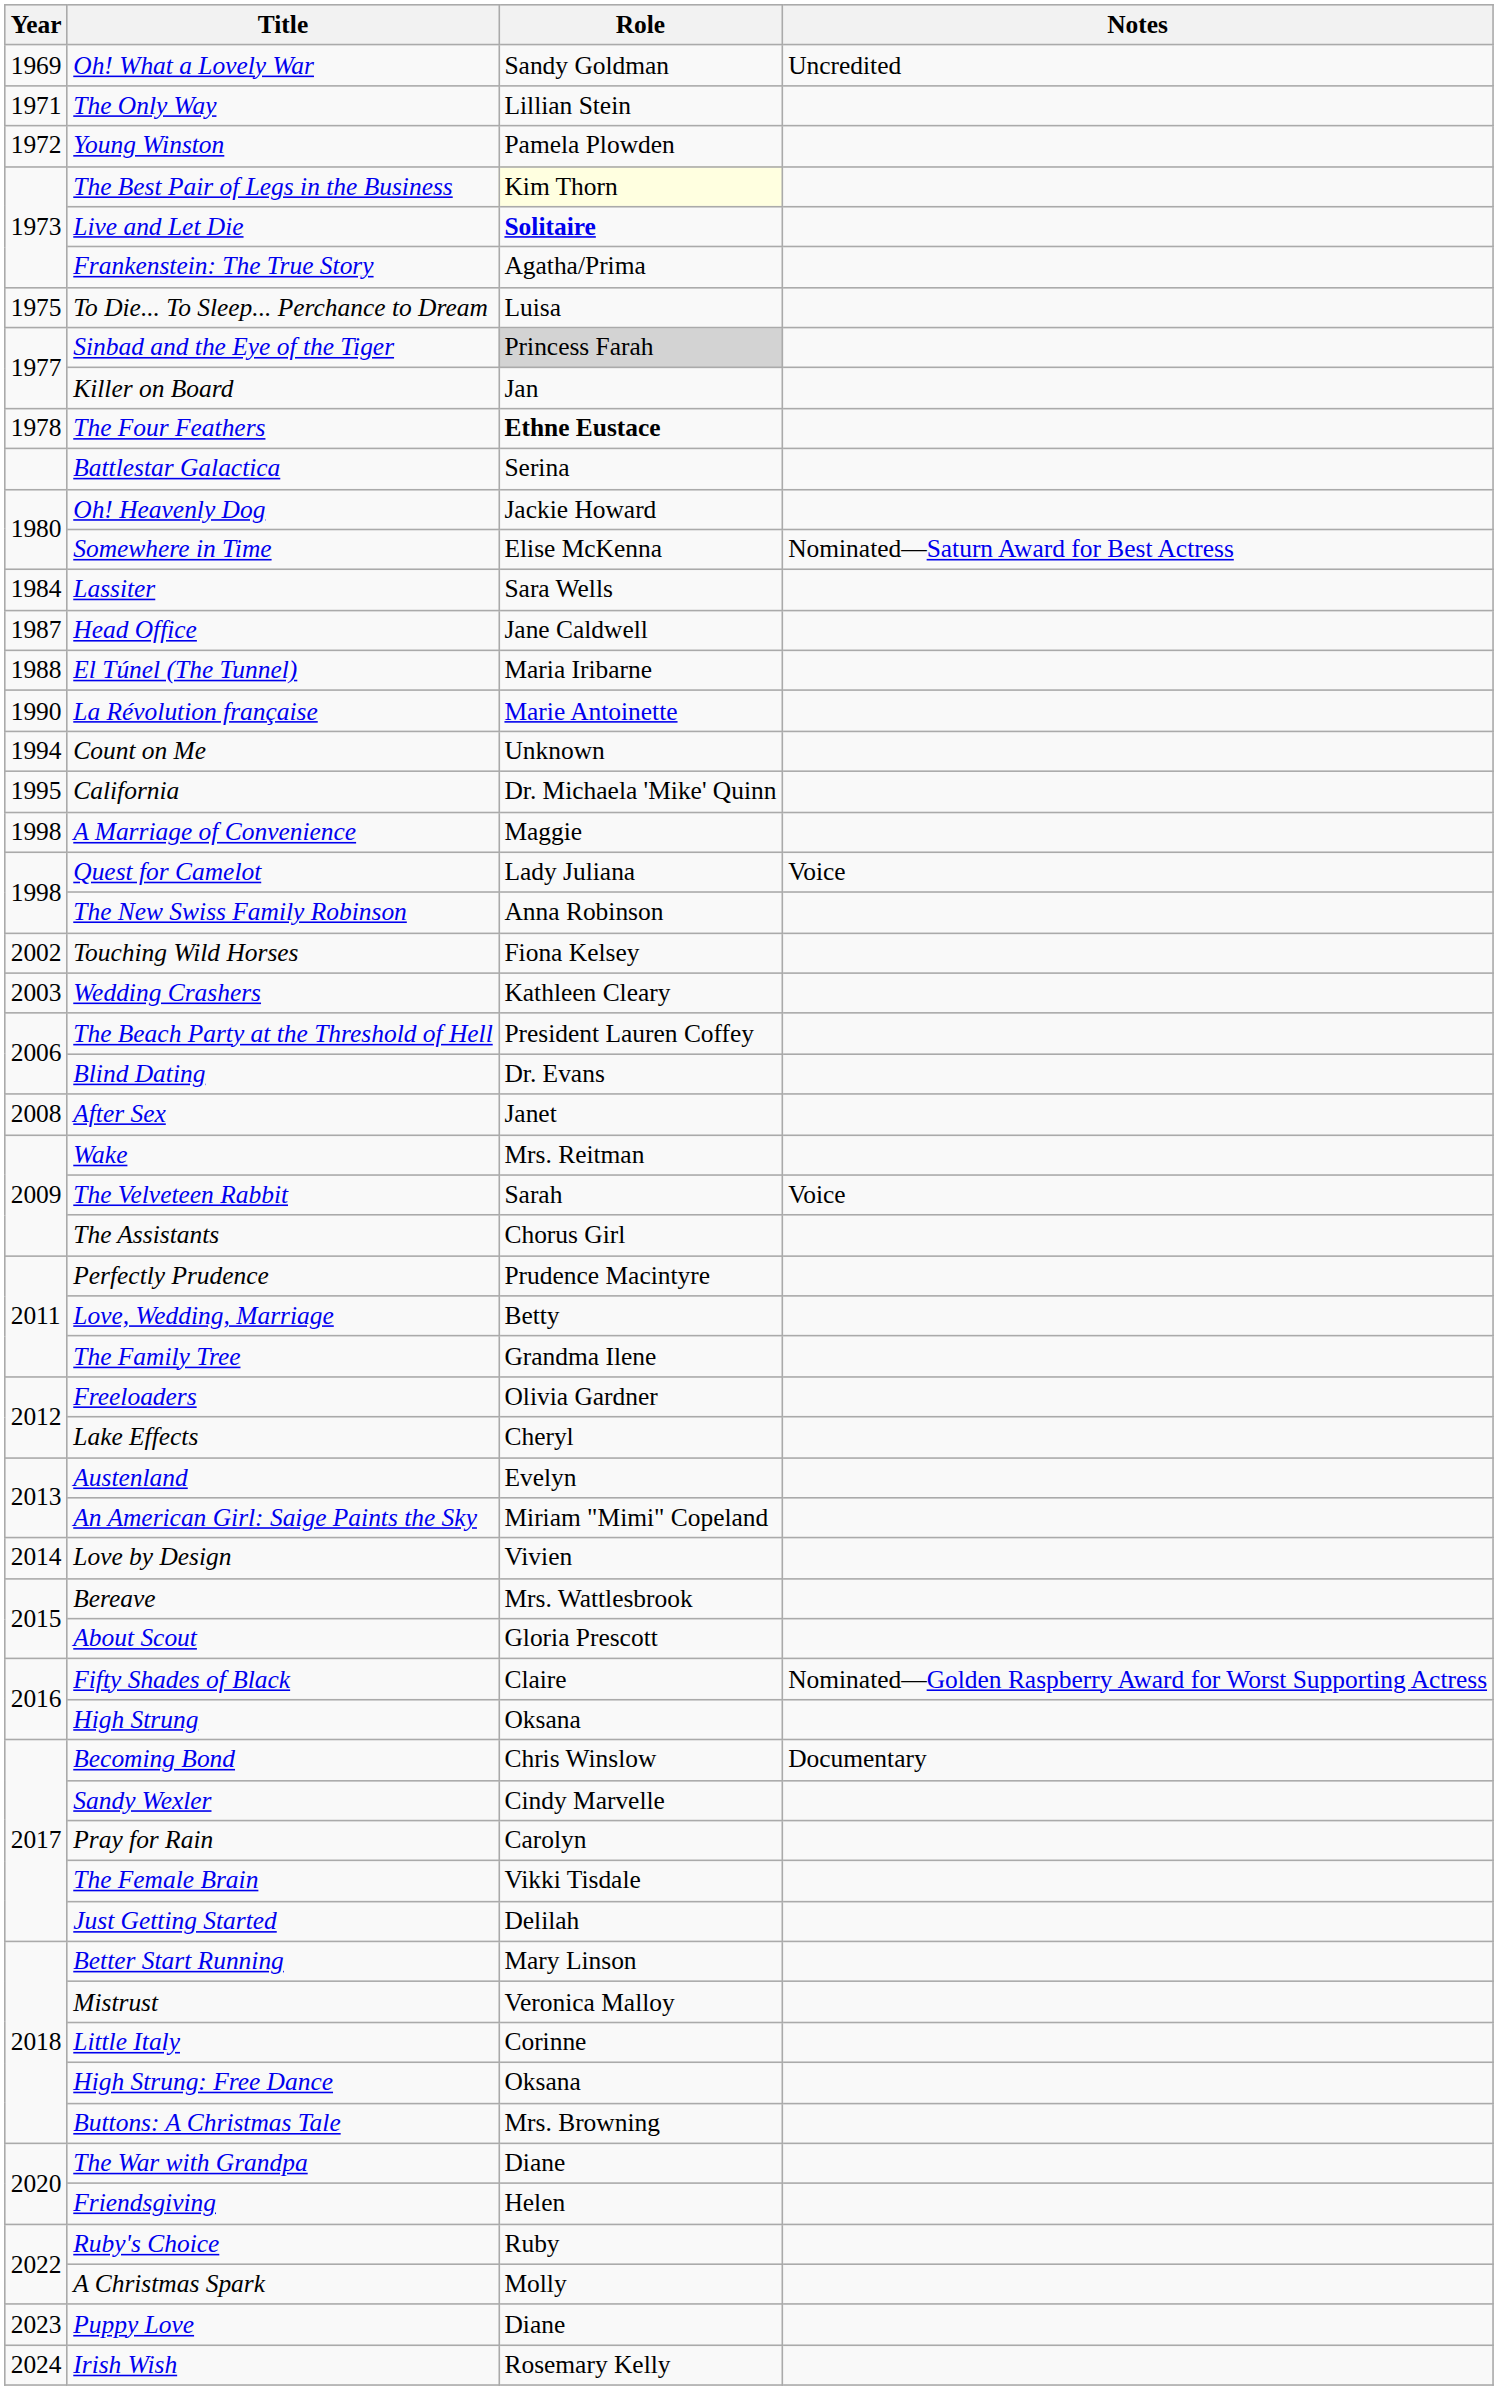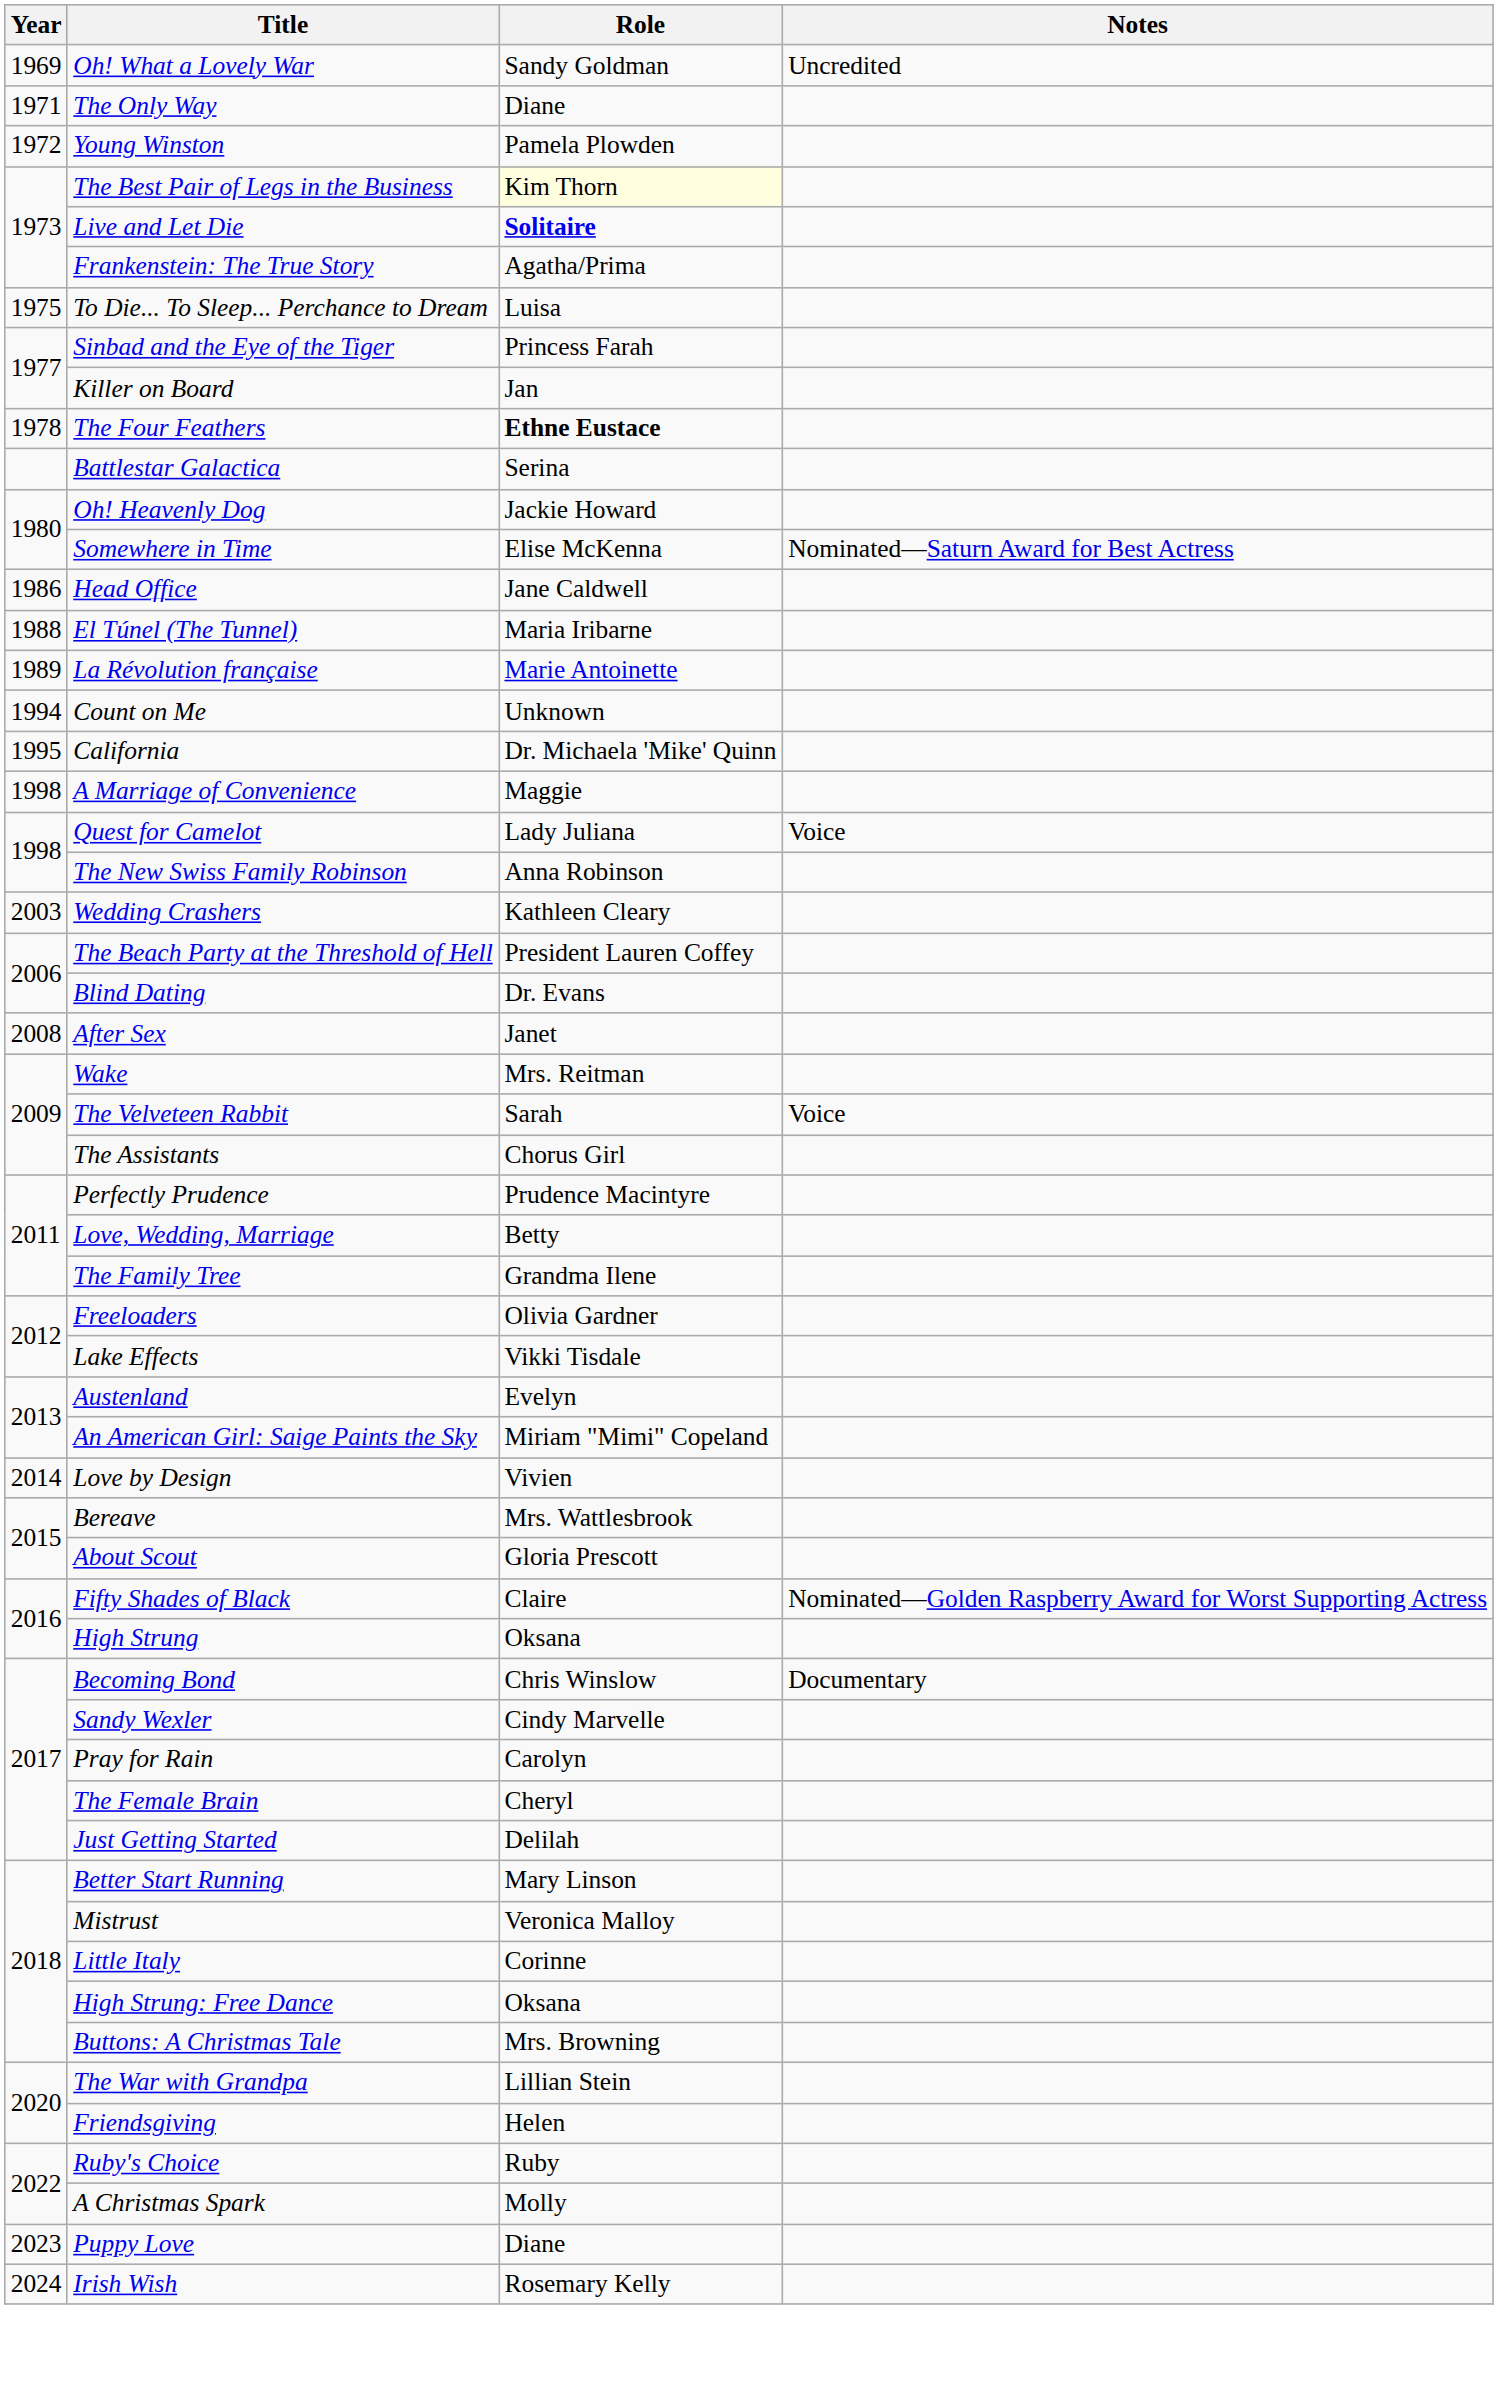(568, 105) Lillian Stein -> (535, 105) Diane
(579, 347) lightgrey background -> (579, 347) no background
- row: (114, 589)
(36, 629) 1987 -> (36, 589) 1986
(36, 710) 1990 -> (36, 670) 1989
- row: (186, 952)
(539, 1436) Cheryl -> (573, 1356) Vikki Tisdale
(573, 1880) Vikki Tisdale -> (539, 1799) Cheryl
(535, 2163) Diane -> (568, 2082) Lillian Stein
